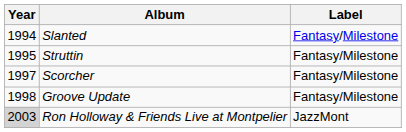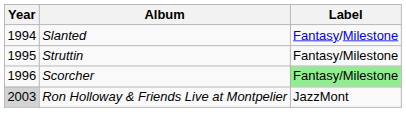(22, 76) 1997 -> (22, 76) 1996
(346, 76) no background -> (346, 76) lightgreen background
- row: (86, 96)
